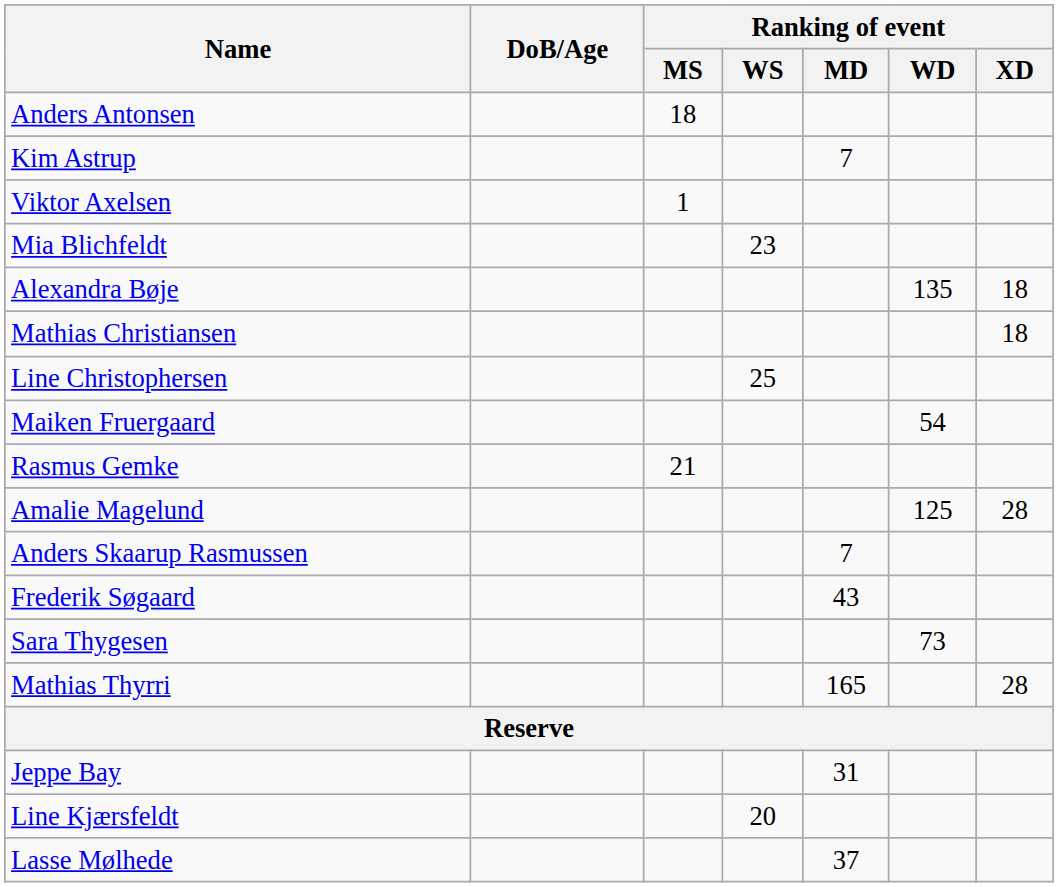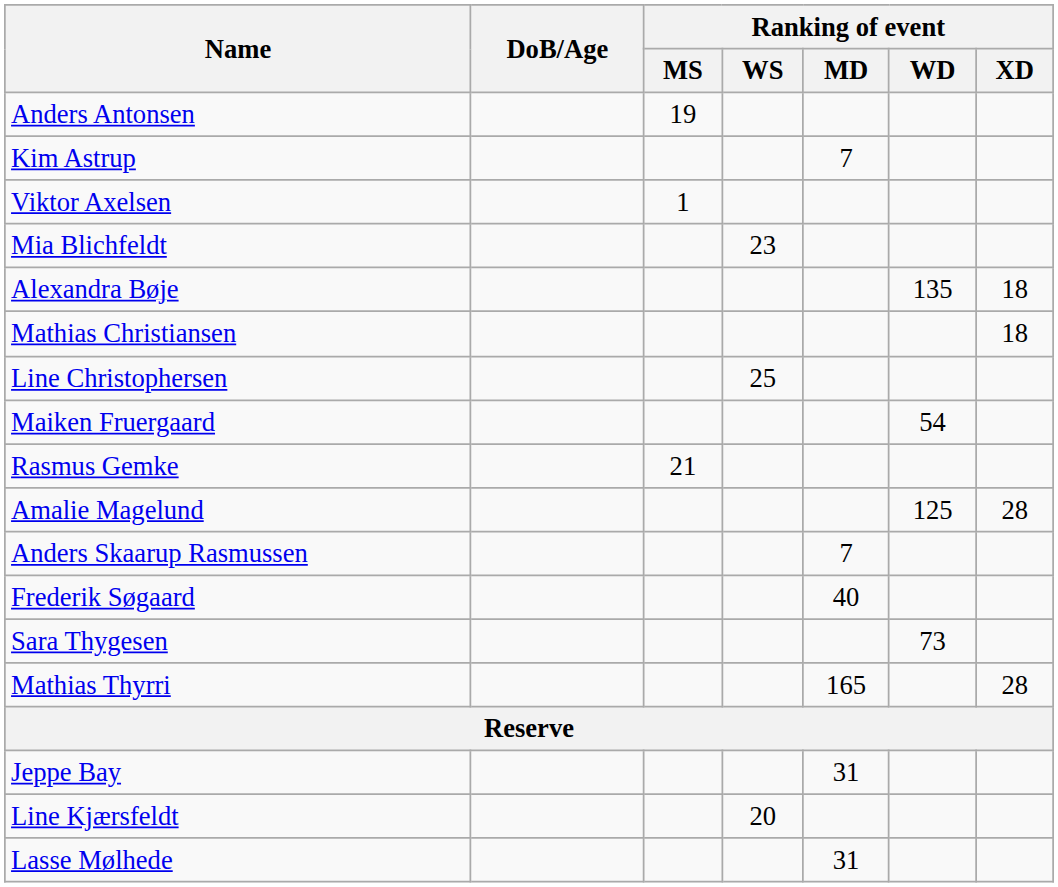(683, 114) 18 -> (683, 114) 19
(846, 596) 43 -> (846, 596) 40
(846, 859) 37 -> (846, 859) 31
